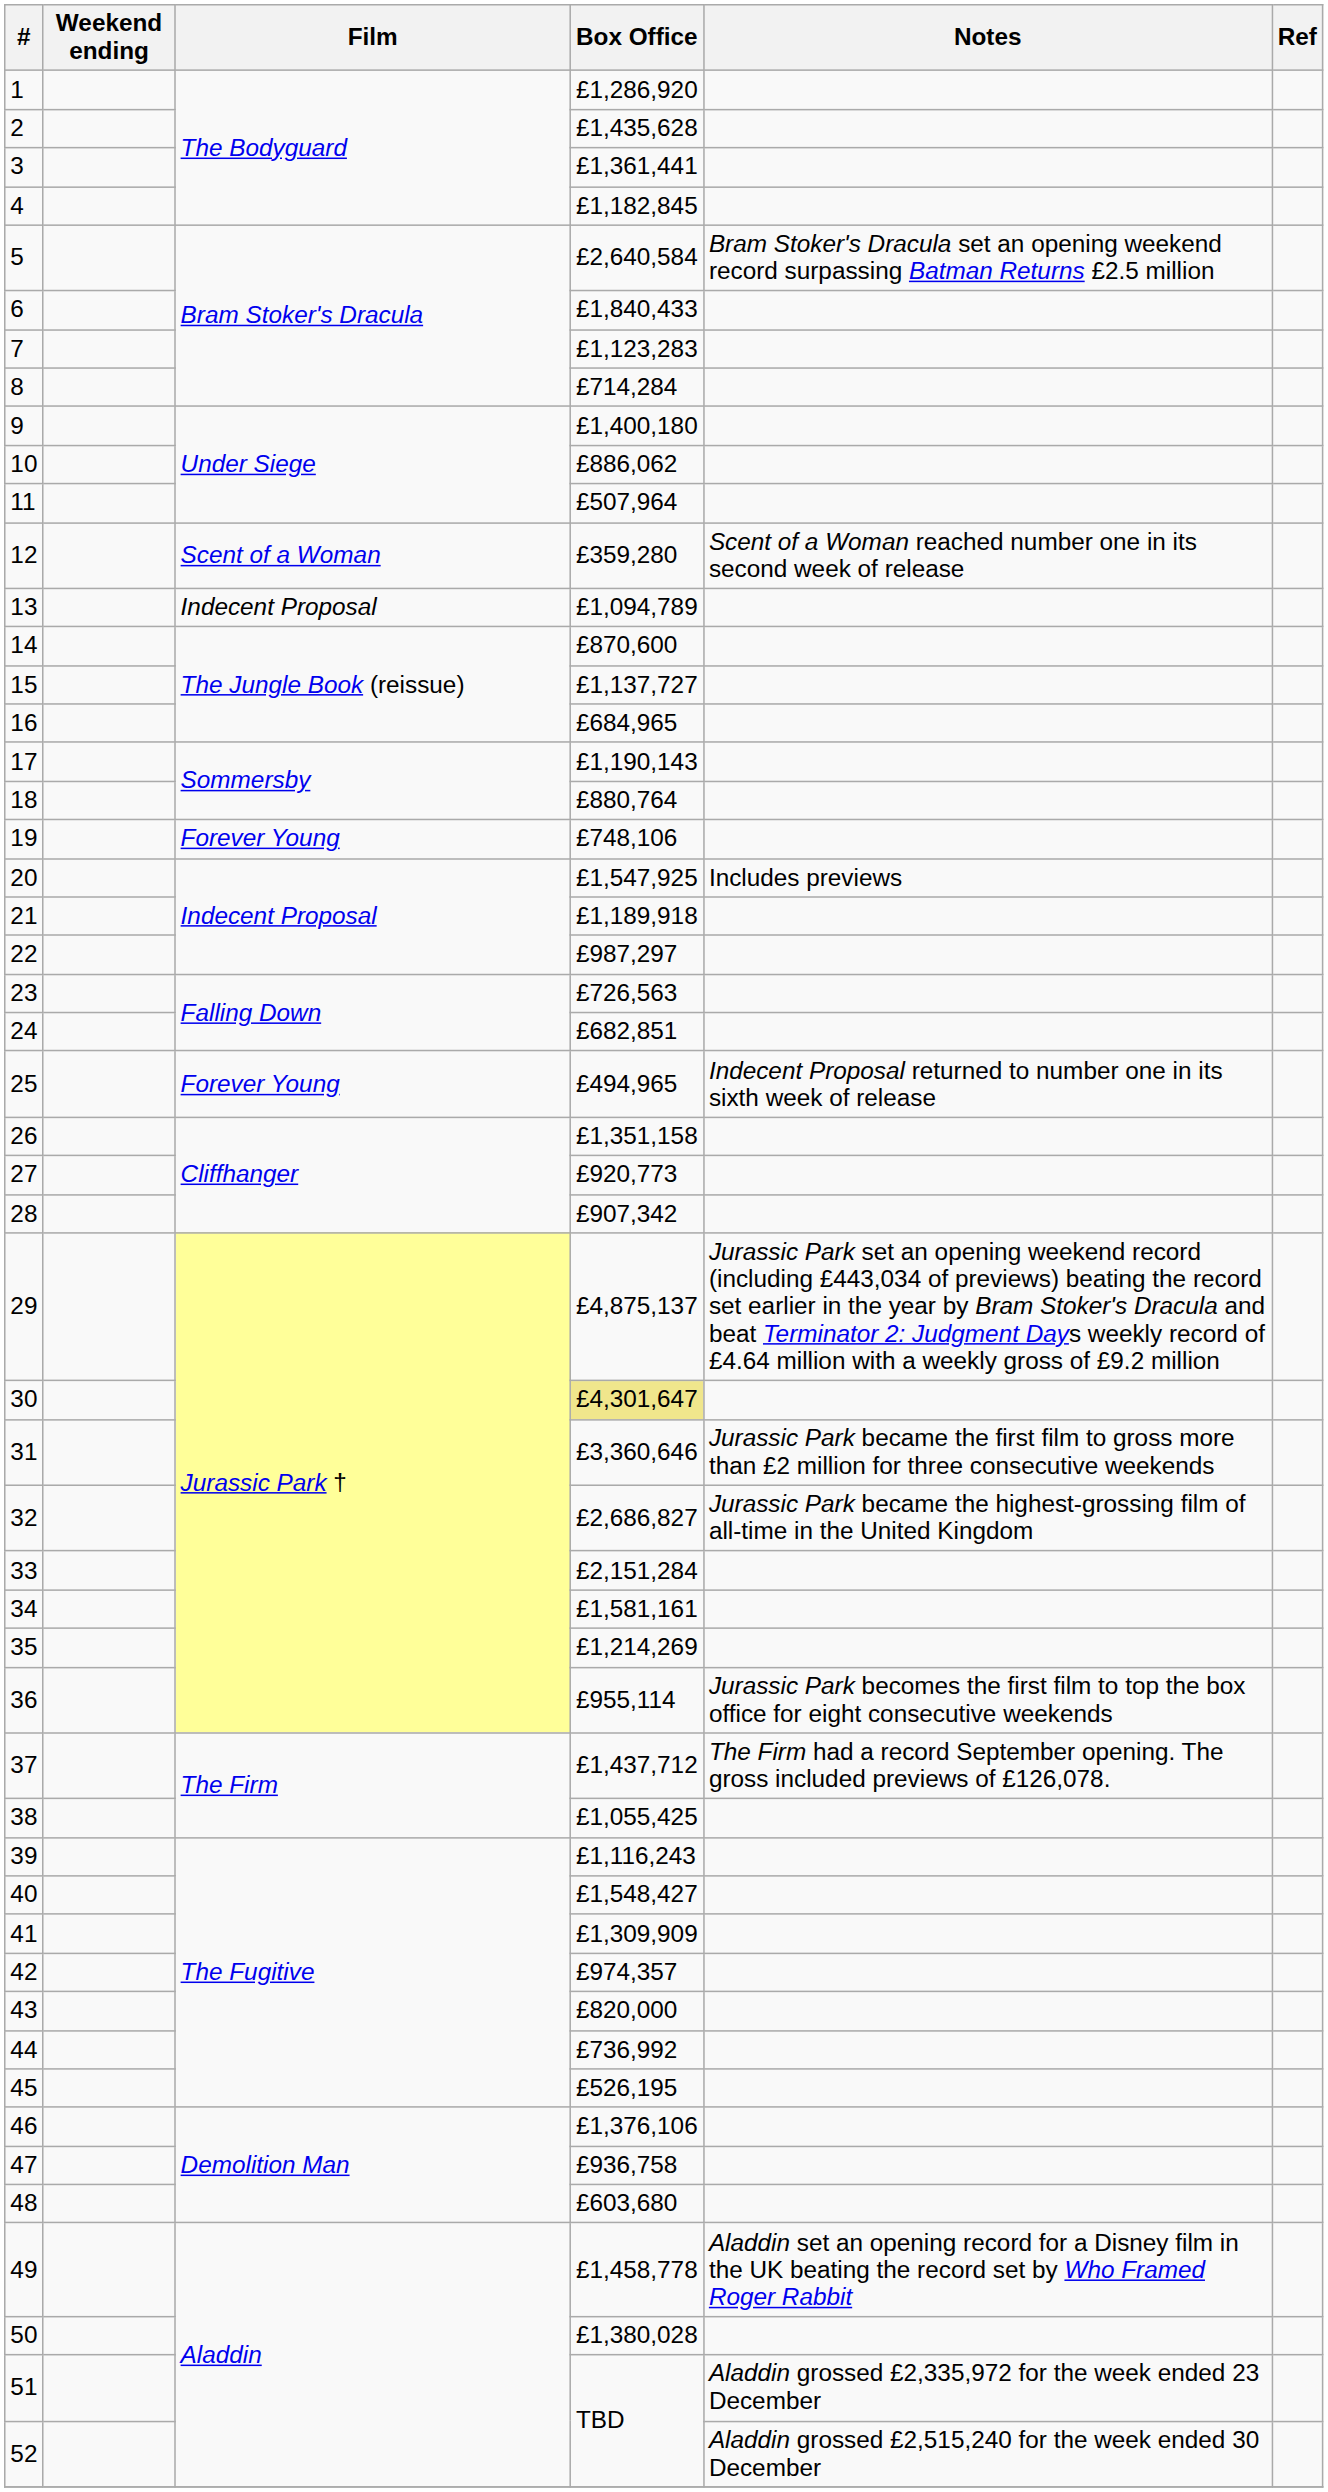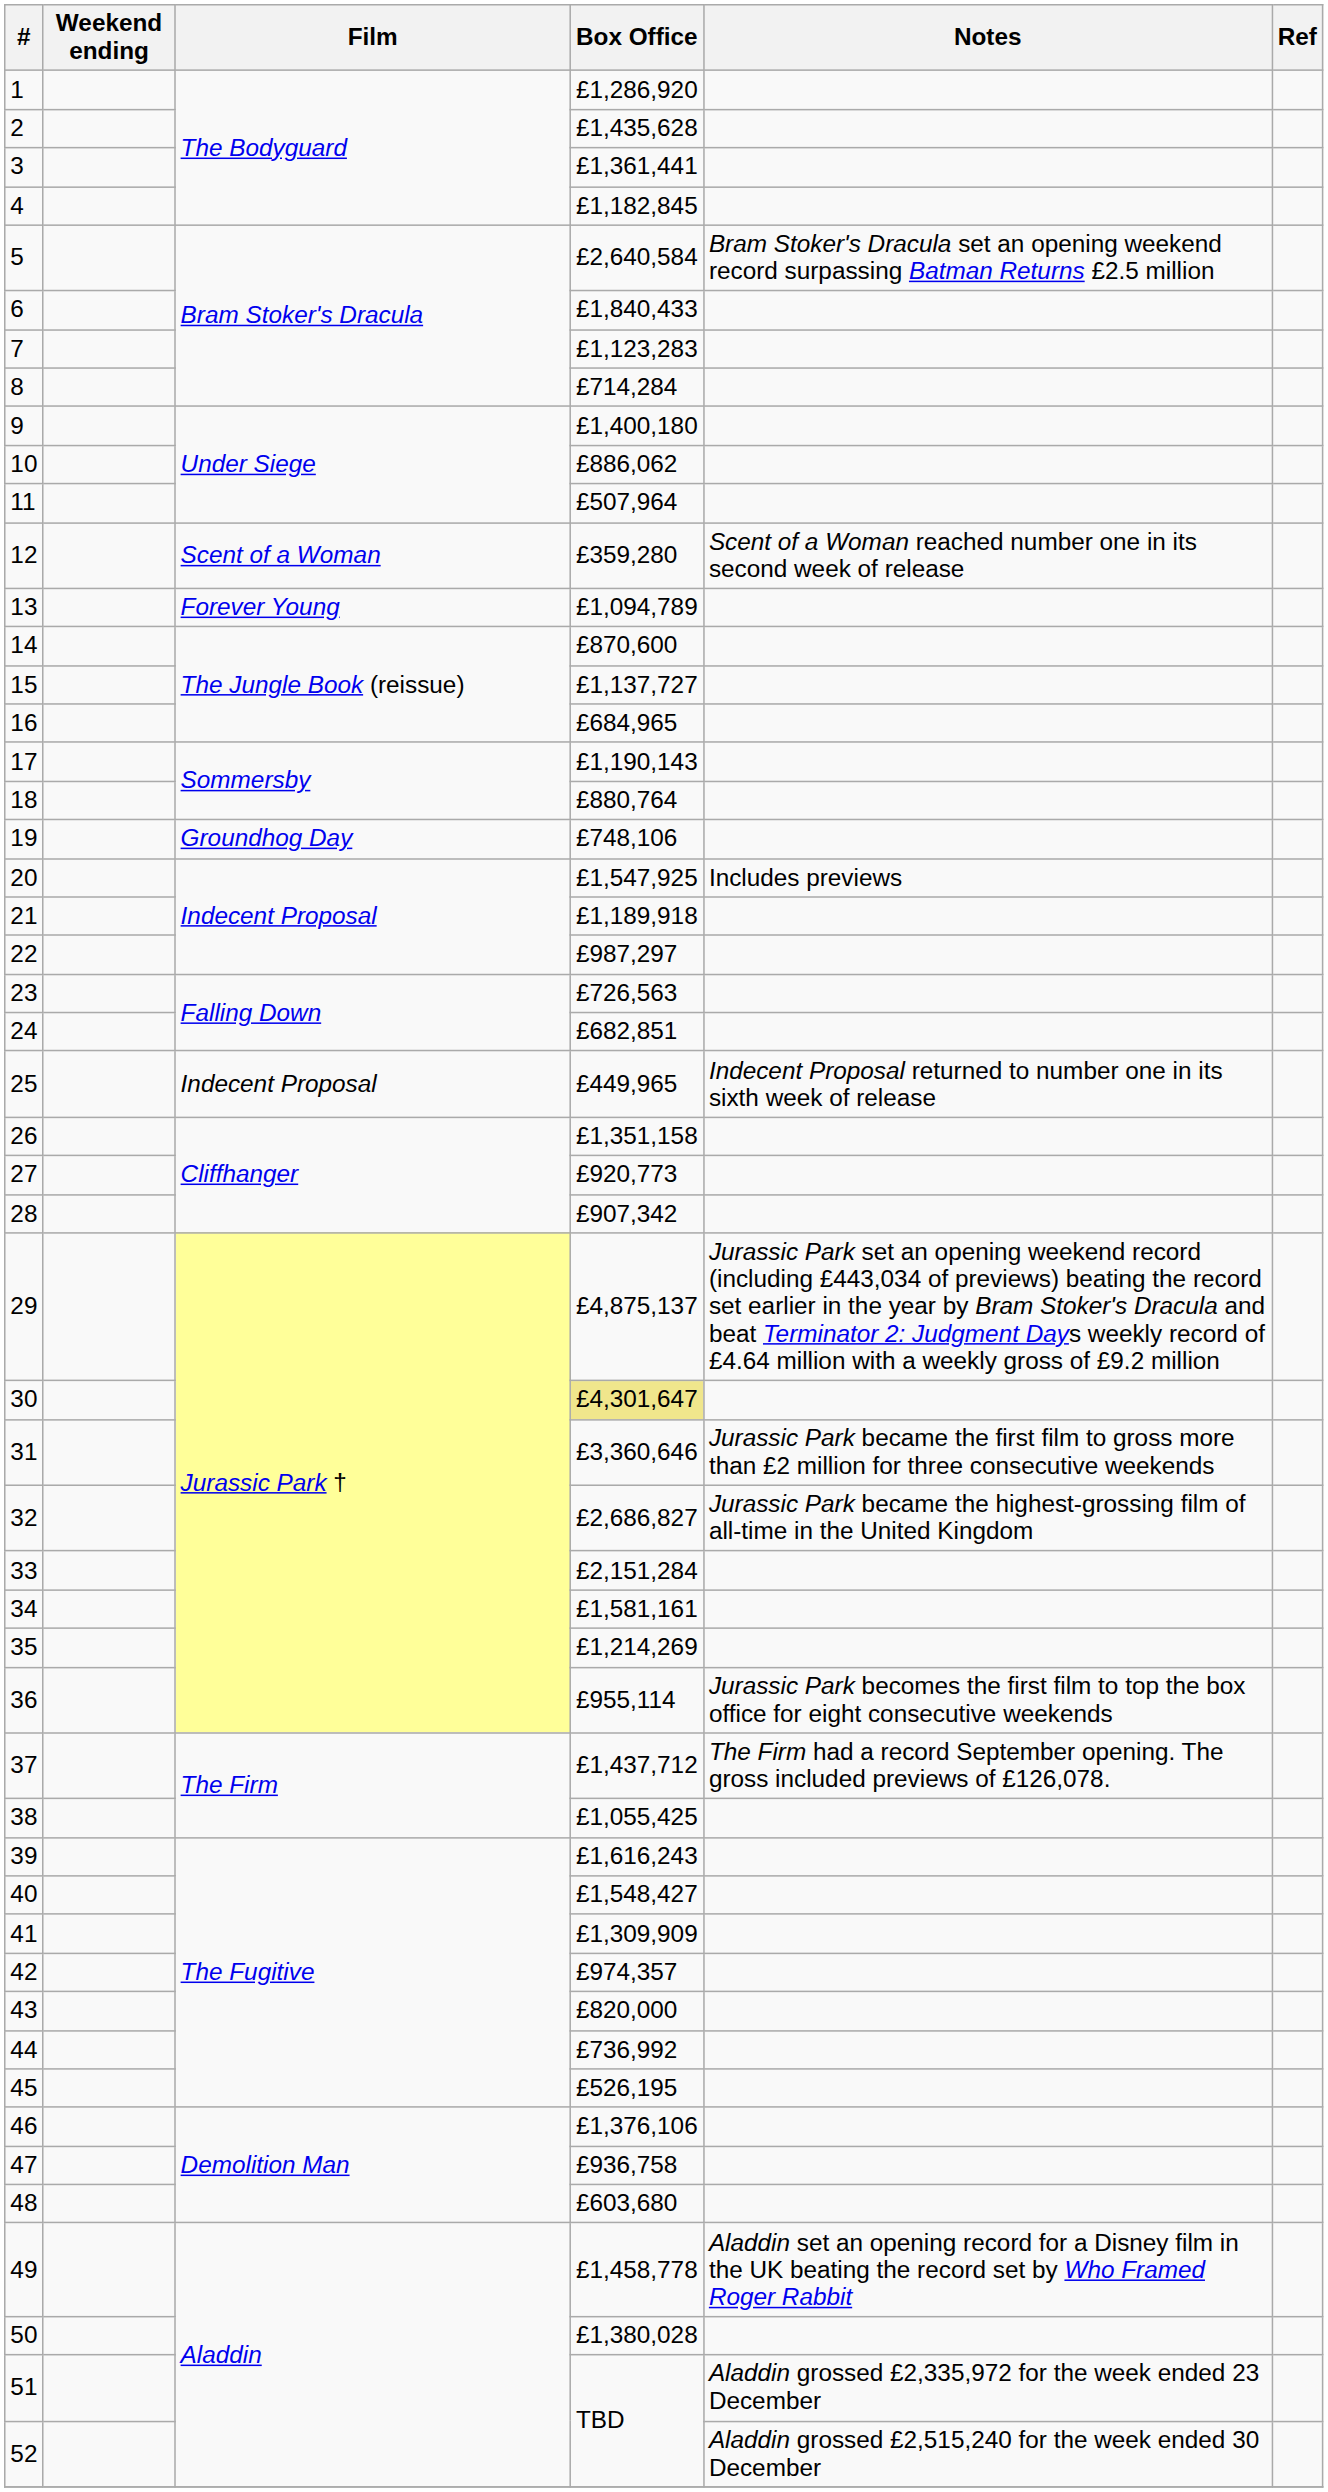(279, 607) Indecent Proposal -> (260, 607) Forever Young
(260, 838) Forever Young -> (266, 838) Groundhog Day
(260, 1083) Forever Young -> (279, 1083) Indecent Proposal
(627, 1083) £494,965 -> (627, 1083) £449,965
(636, 1856) £1,116,243 -> (637, 1856) £1,616,243
